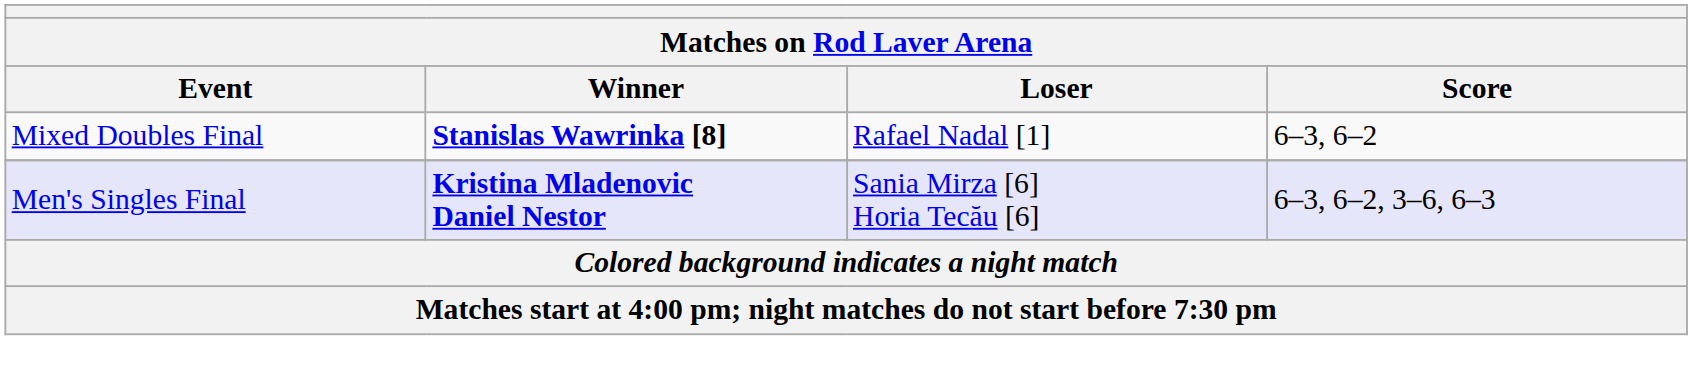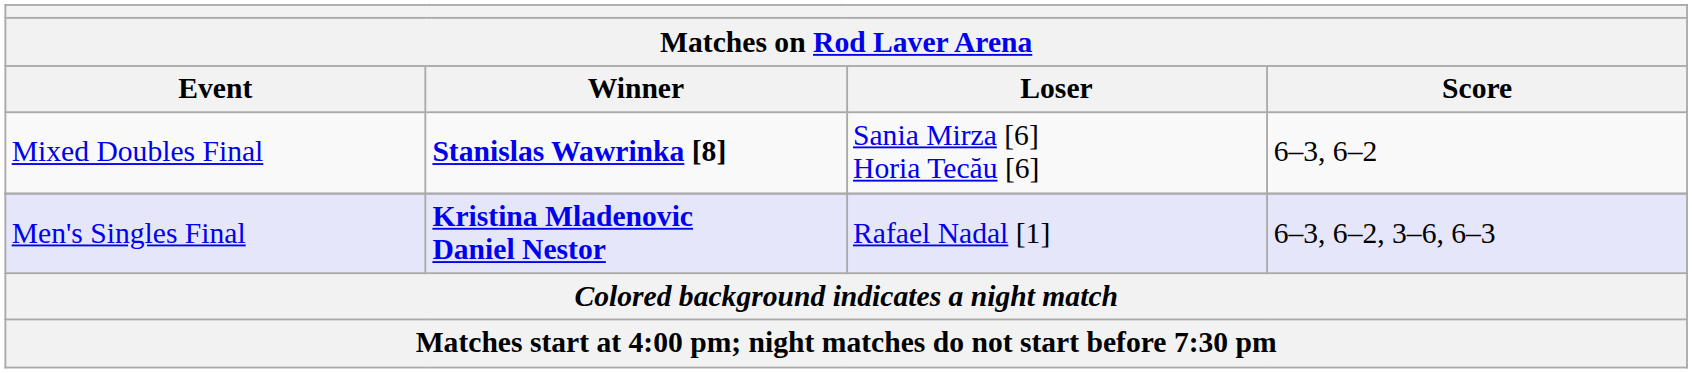(952, 135) Rafael Nadal [1] -> (946, 152) Sania Mirza [6] Horia Tecău [6]
(946, 199) Sania Mirza [6] Horia Tecău [6] -> (952, 232) Rafael Nadal [1]
